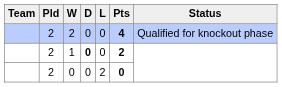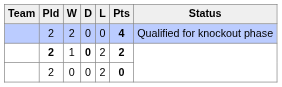(51, 53) normal -> (51, 53) bold
(103, 53) 0 -> (103, 53) 2
